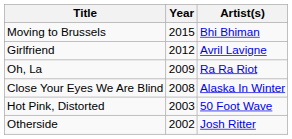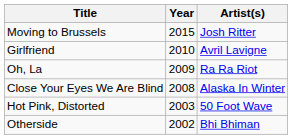(230, 32) Bhi Bhiman -> (228, 32) Josh Ritter
(182, 50) 2012 -> (182, 50) 2010
(228, 124) Josh Ritter -> (230, 124) Bhi Bhiman
